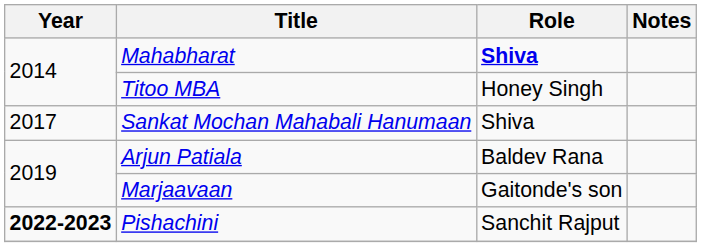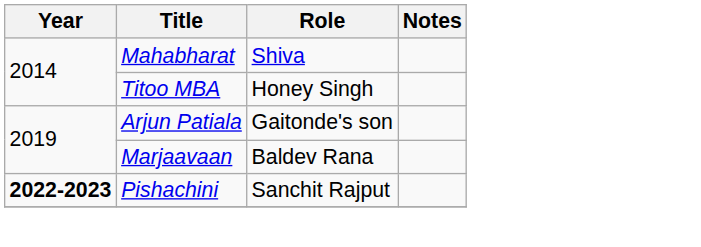(510, 55) bold -> (278, 55) normal
- row: (296, 122)
(542, 156) Baldev Rana -> (322, 122) Gaitonde's son
(552, 190) Gaitonde's son -> (313, 156) Baldev Rana
